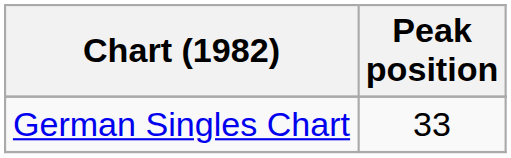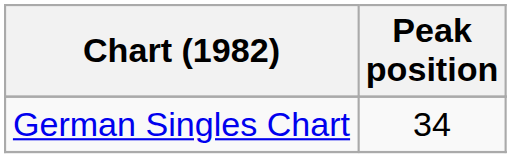(432, 123) 33 -> (432, 123) 34
